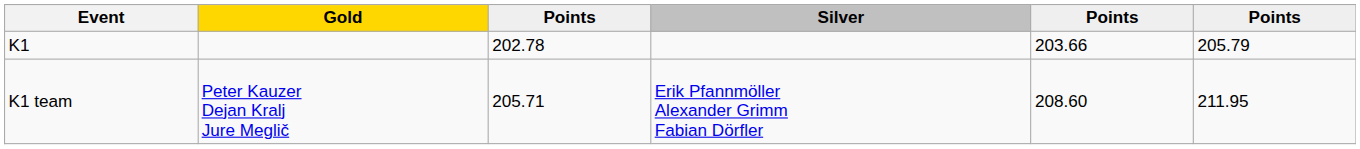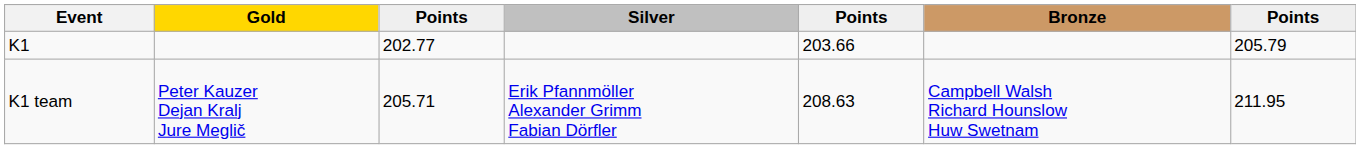+ column: (1077, 18)
(518, 45) 202.78 -> (409, 45) 202.77
(1061, 101) 208.60 -> (829, 101) 208.63
